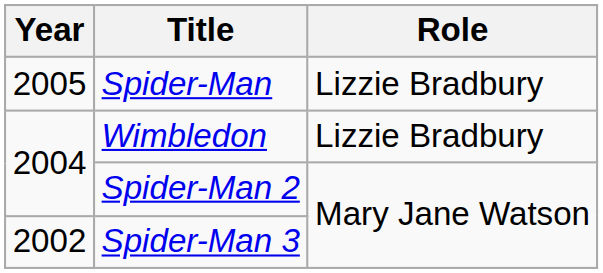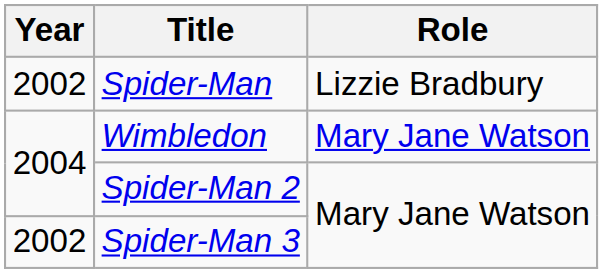(50, 83) 2005 -> (50, 83) 2002
(429, 135) Lizzie Bradbury -> (453, 135) Mary Jane Watson
